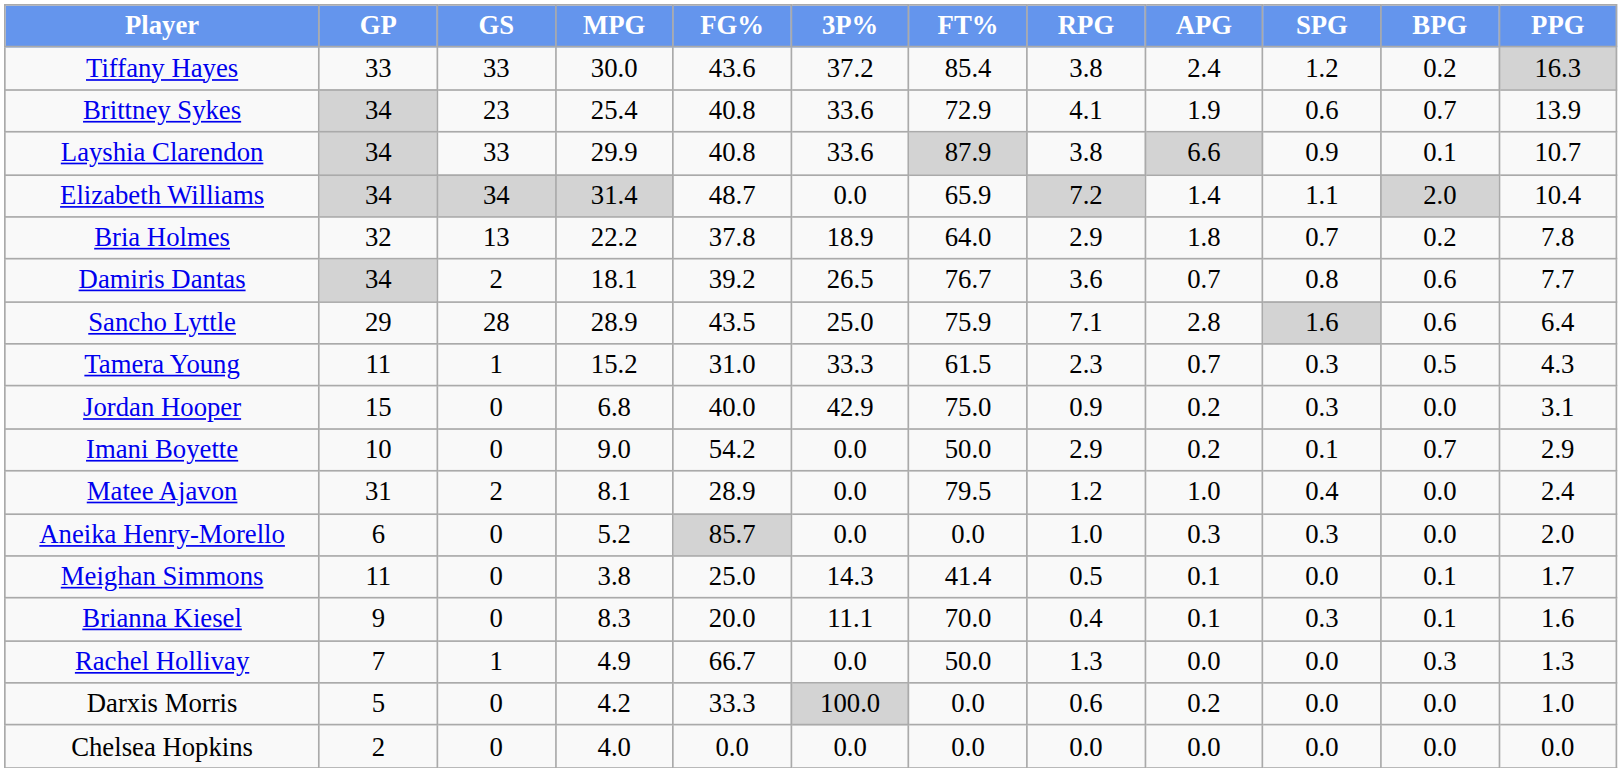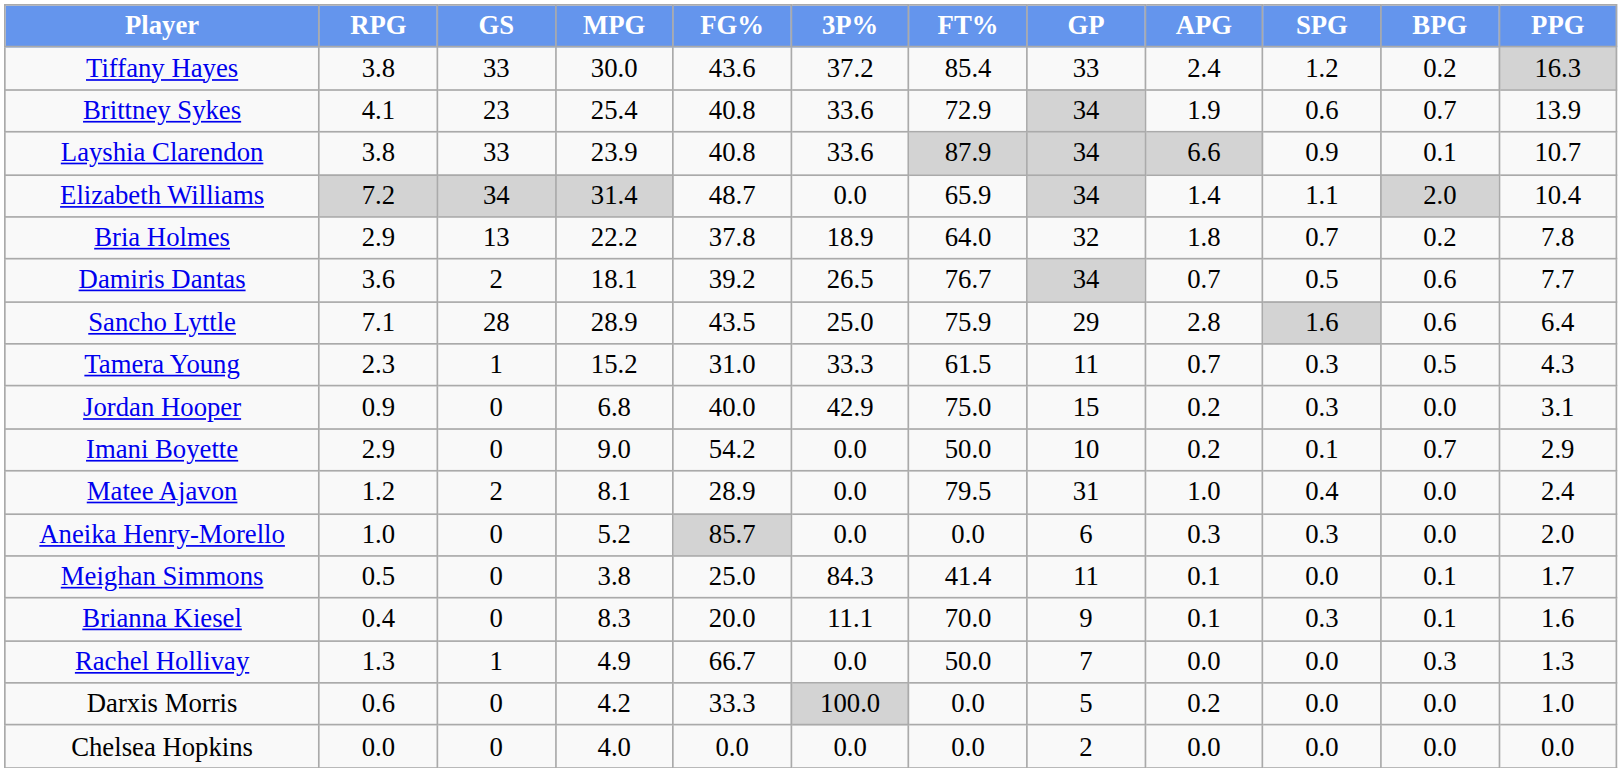columns swapped: (378, 25) <-> (1086, 25)
(614, 152) 29.9 -> (614, 152) 23.9
(1322, 279) 0.8 -> (1322, 279) 0.5
(850, 576) 14.3 -> (850, 576) 84.3
